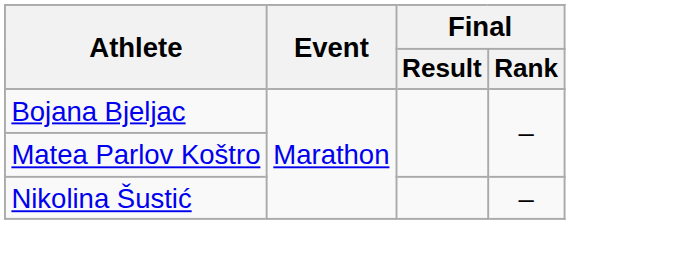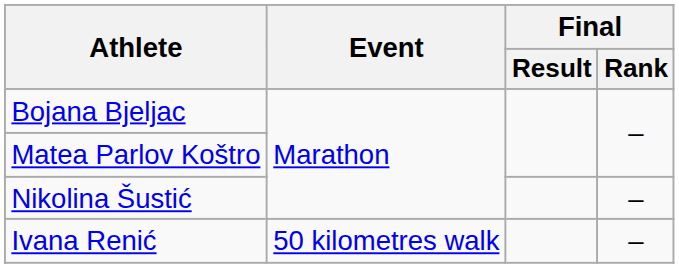+ row: (84, 242)
